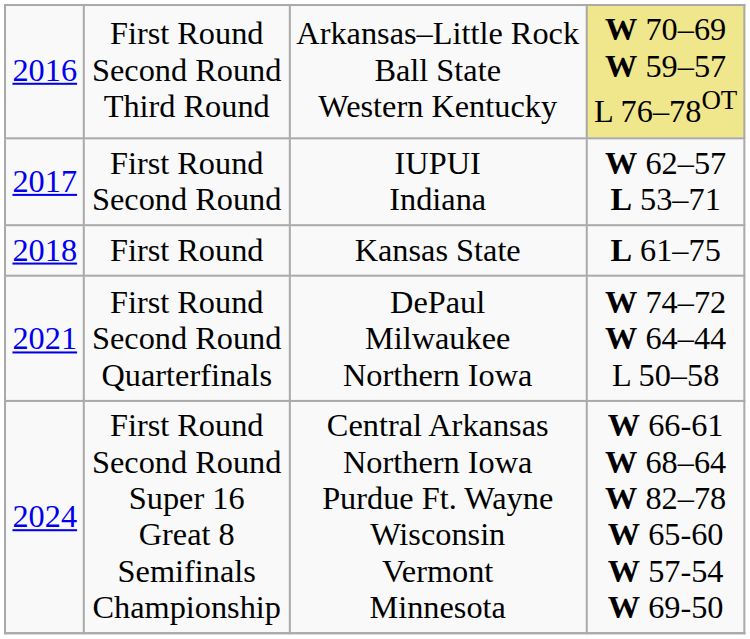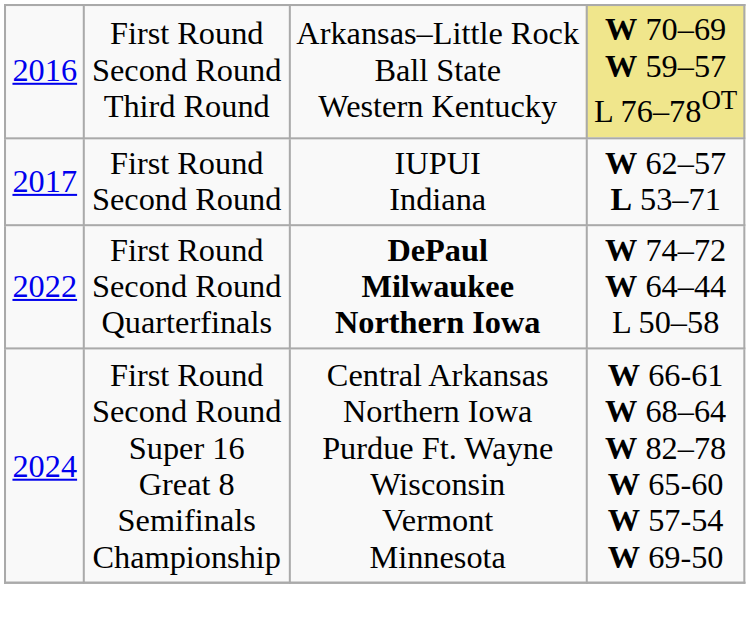- row: (187, 250)
(45, 338) 2021 -> (45, 286) 2022
(438, 338) normal -> (438, 286) bold
